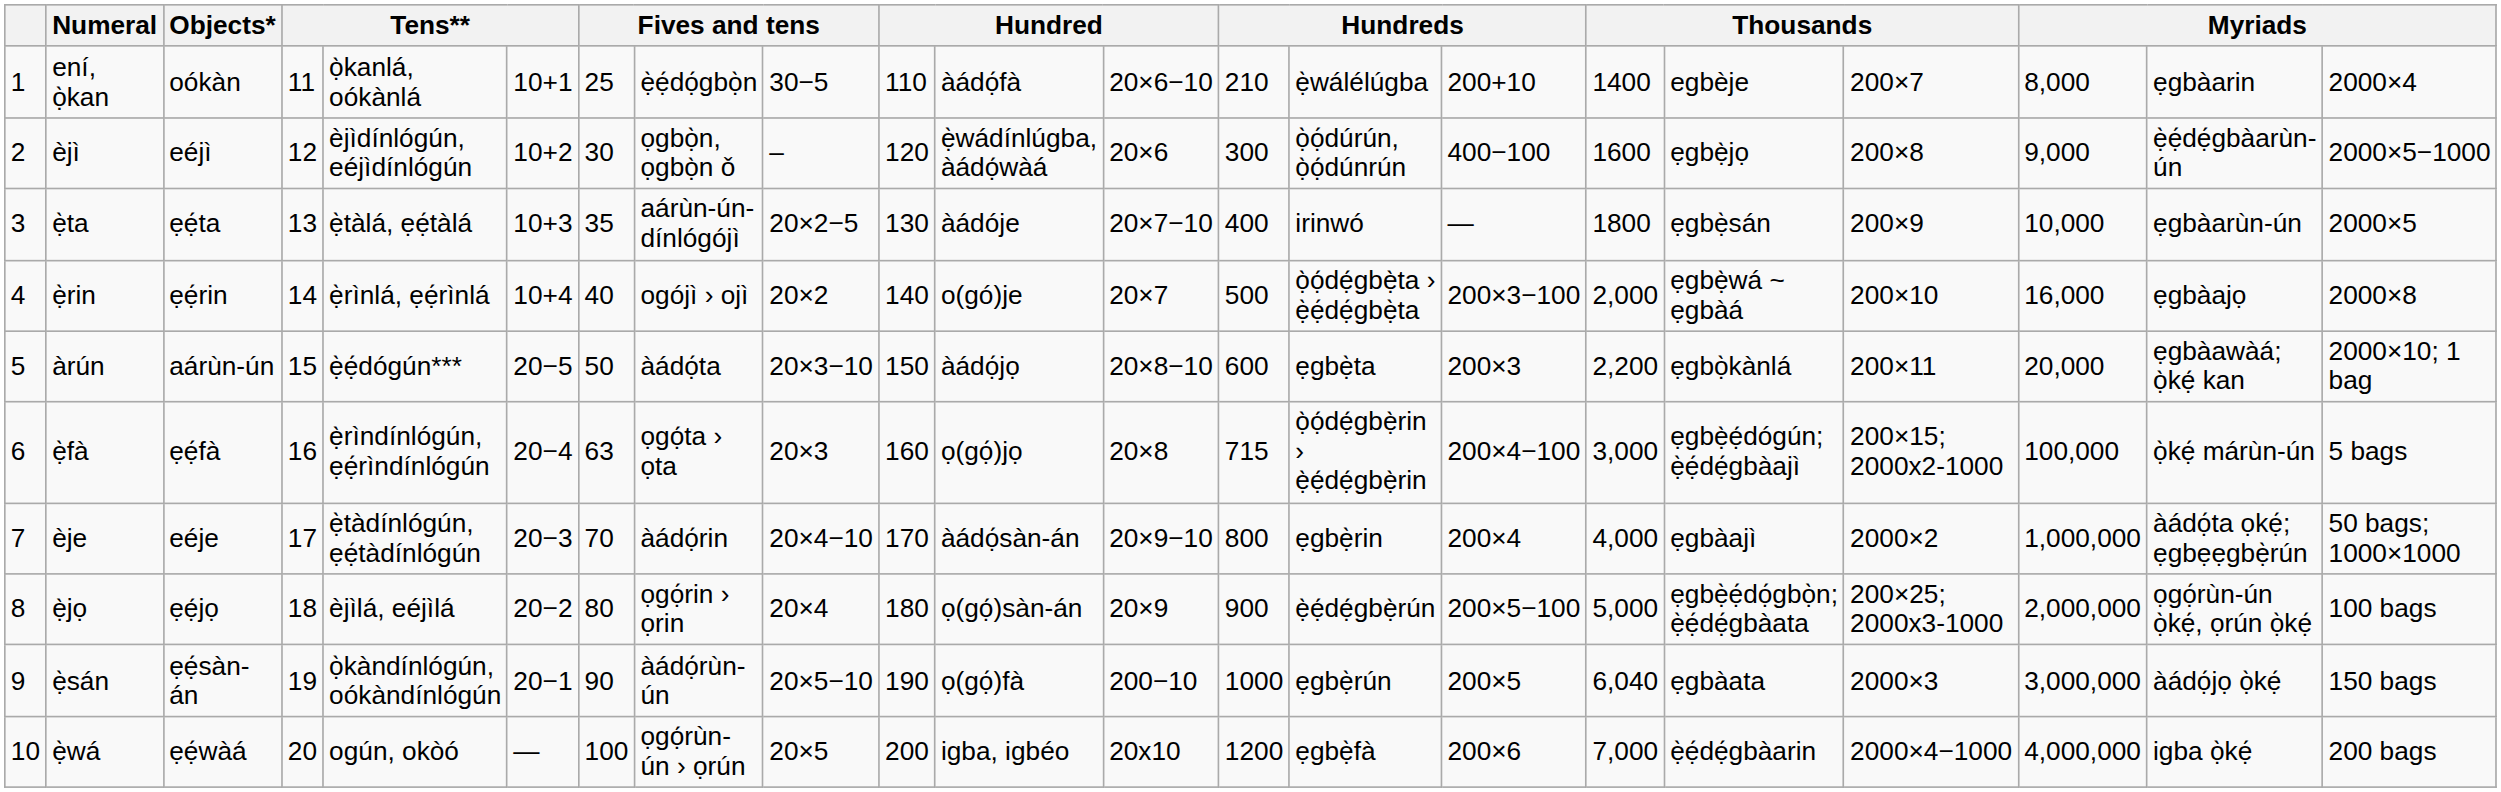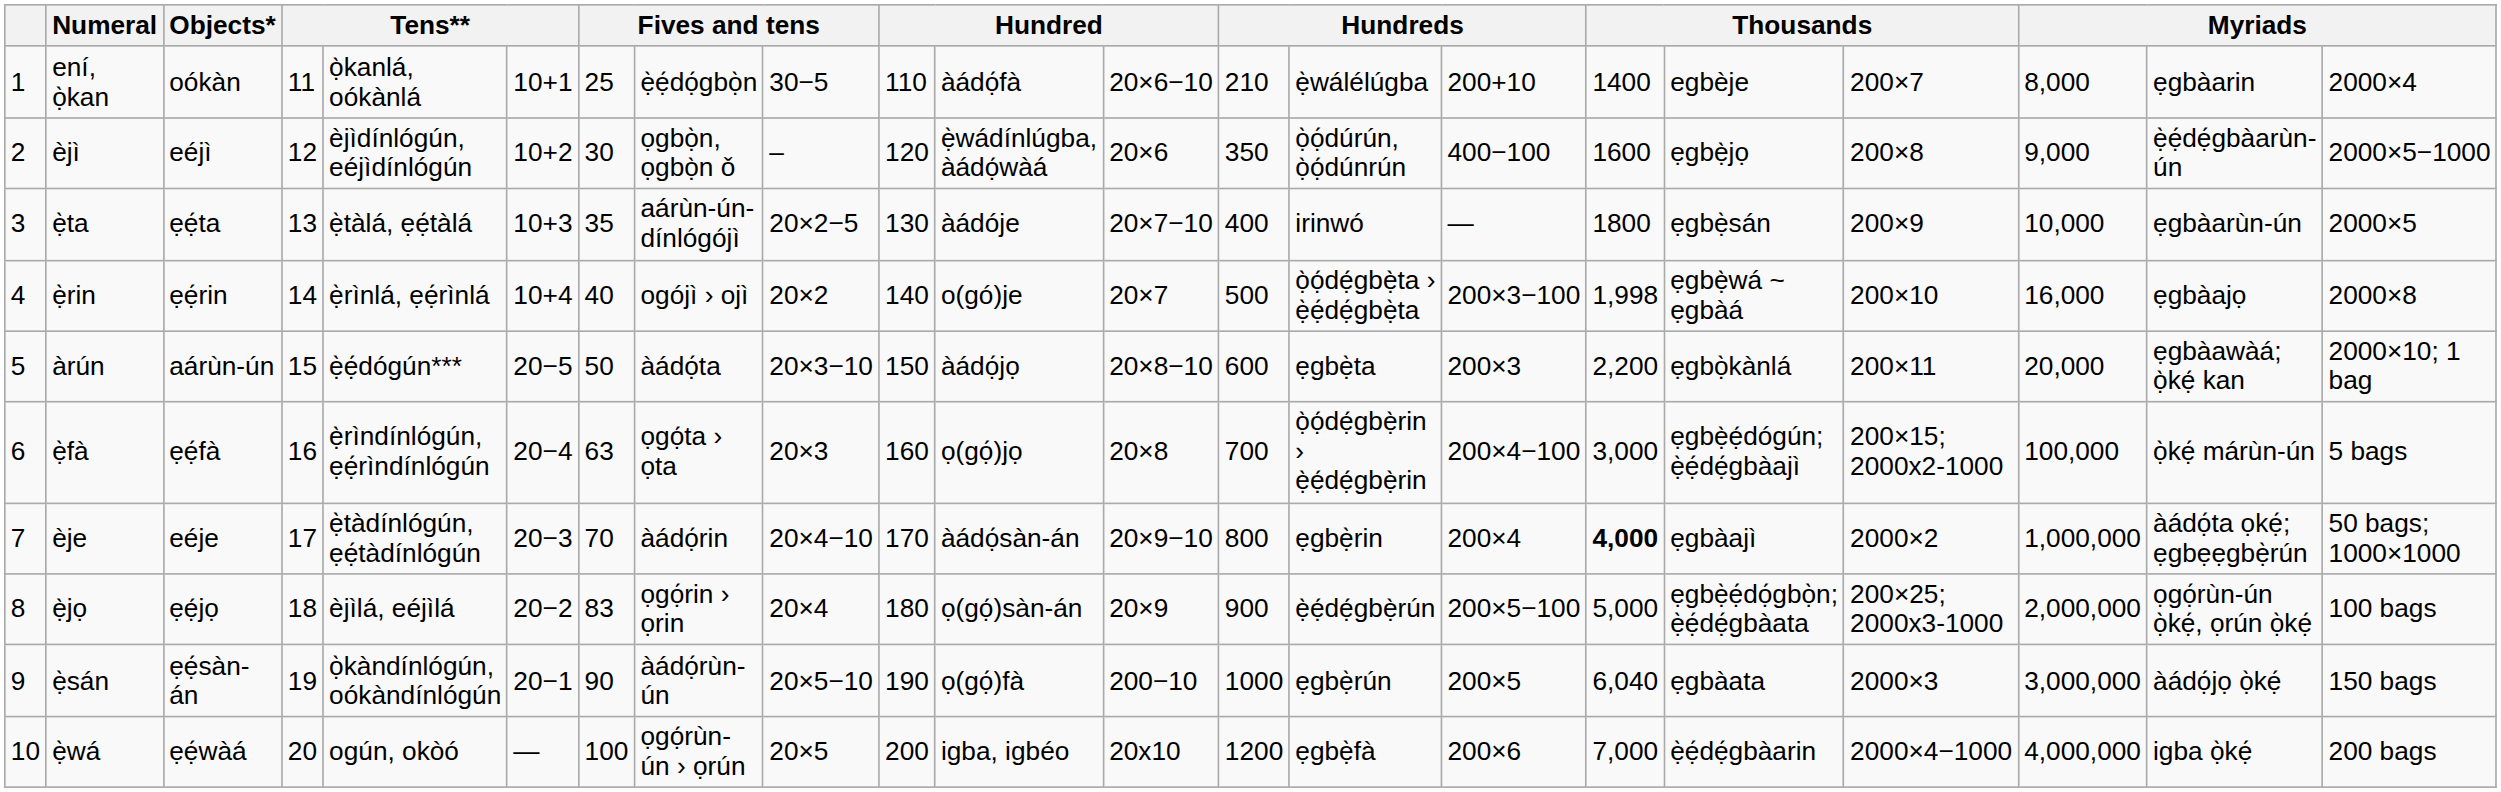(1247, 152) 300 -> (1247, 152) 350
(1625, 295) 2,000 -> (1625, 295) 1,998
(1247, 452) 715 -> (1247, 452) 700
(1625, 538) normal -> (1625, 538) bold
(599, 609) 80 -> (599, 609) 83
